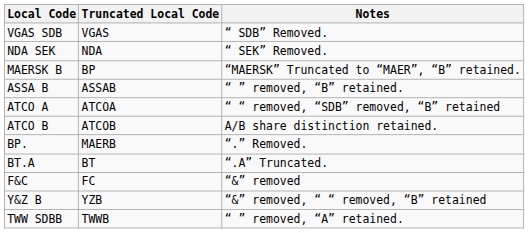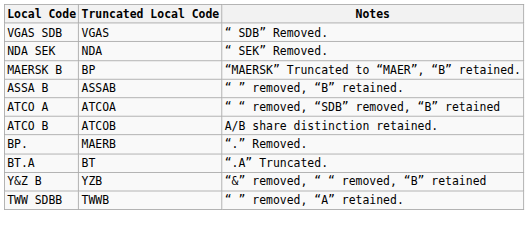- row: (17, 182)
